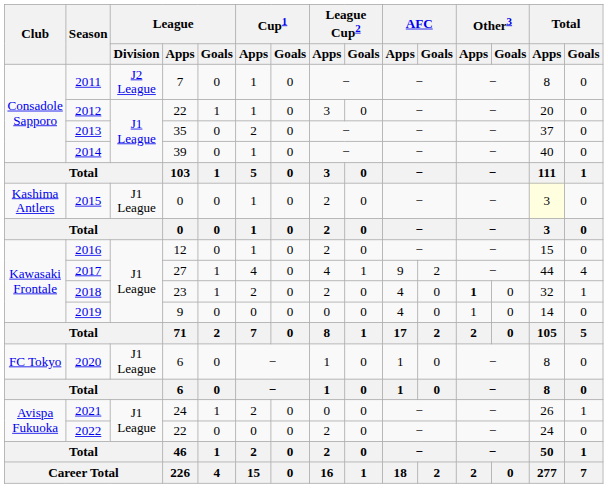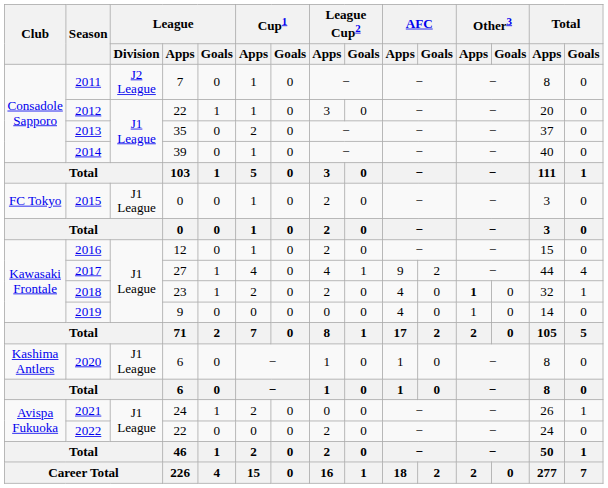(35, 201) Kashima Antlers -> (35, 201) FC Tokyo
(547, 201) lightyellow background -> (547, 201) no background
(35, 361) FC Tokyo -> (35, 361) Kashima Antlers
